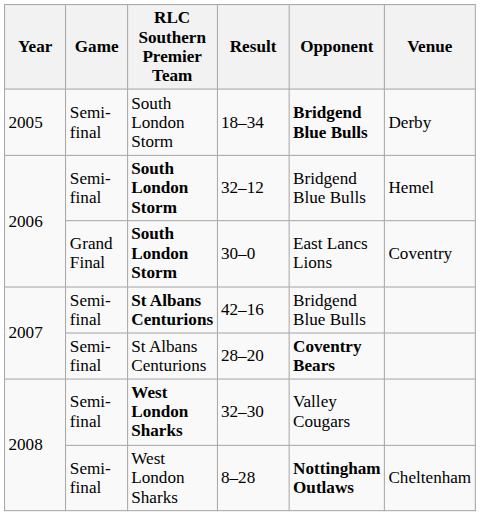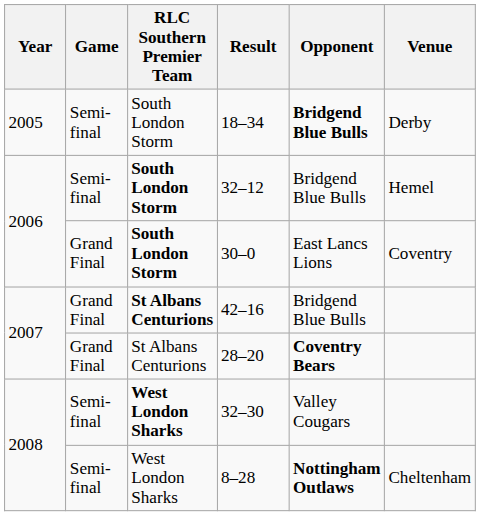(90, 309) Semi-final -> (91, 309) Grand Final
(90, 356) Semi-final -> (91, 356) Grand Final
